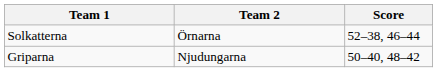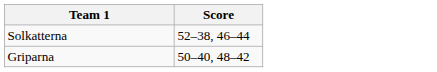- column: (259, 14)
